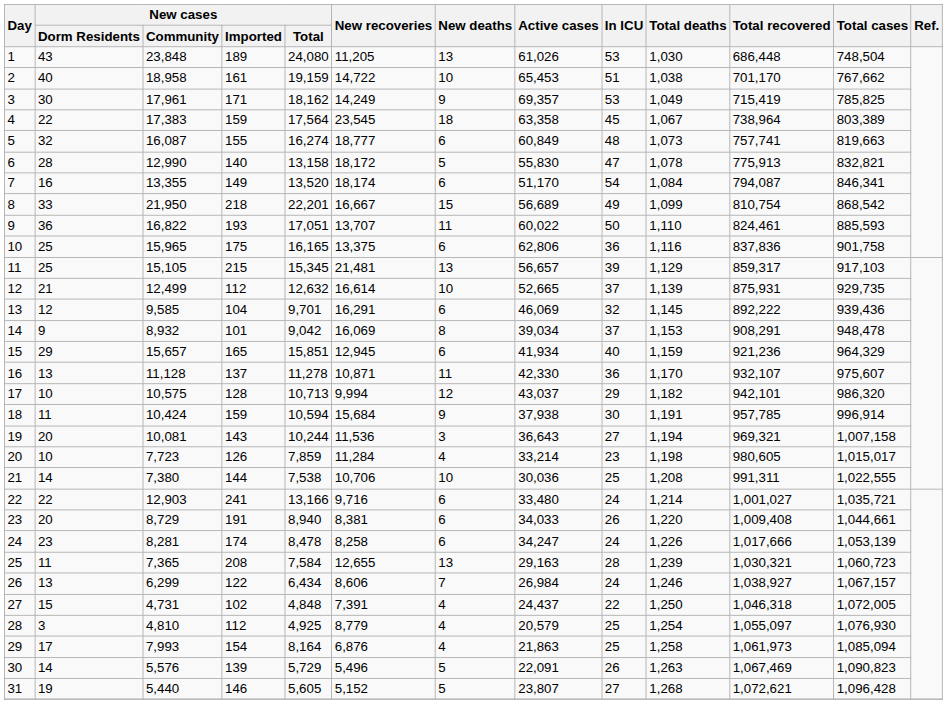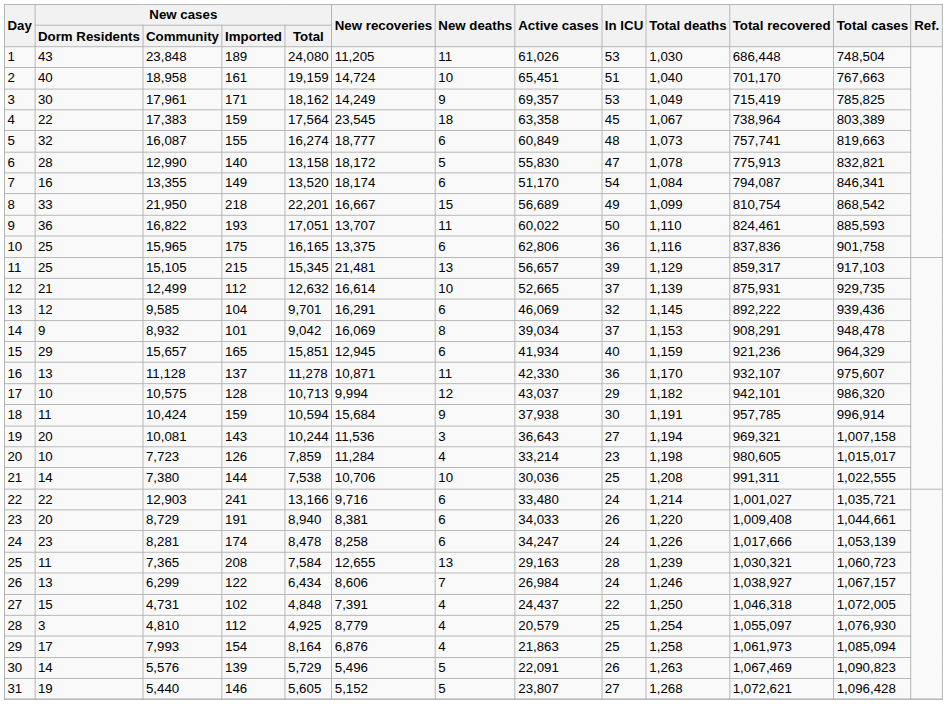(446, 57) 13 -> (445, 57) 11
(355, 78) 14,722 -> (355, 78) 14,724
(539, 78) 65,453 -> (539, 78) 65,451
(666, 78) 1,038 -> (666, 78) 1,040
(861, 78) 767,662 -> (861, 78) 767,663
